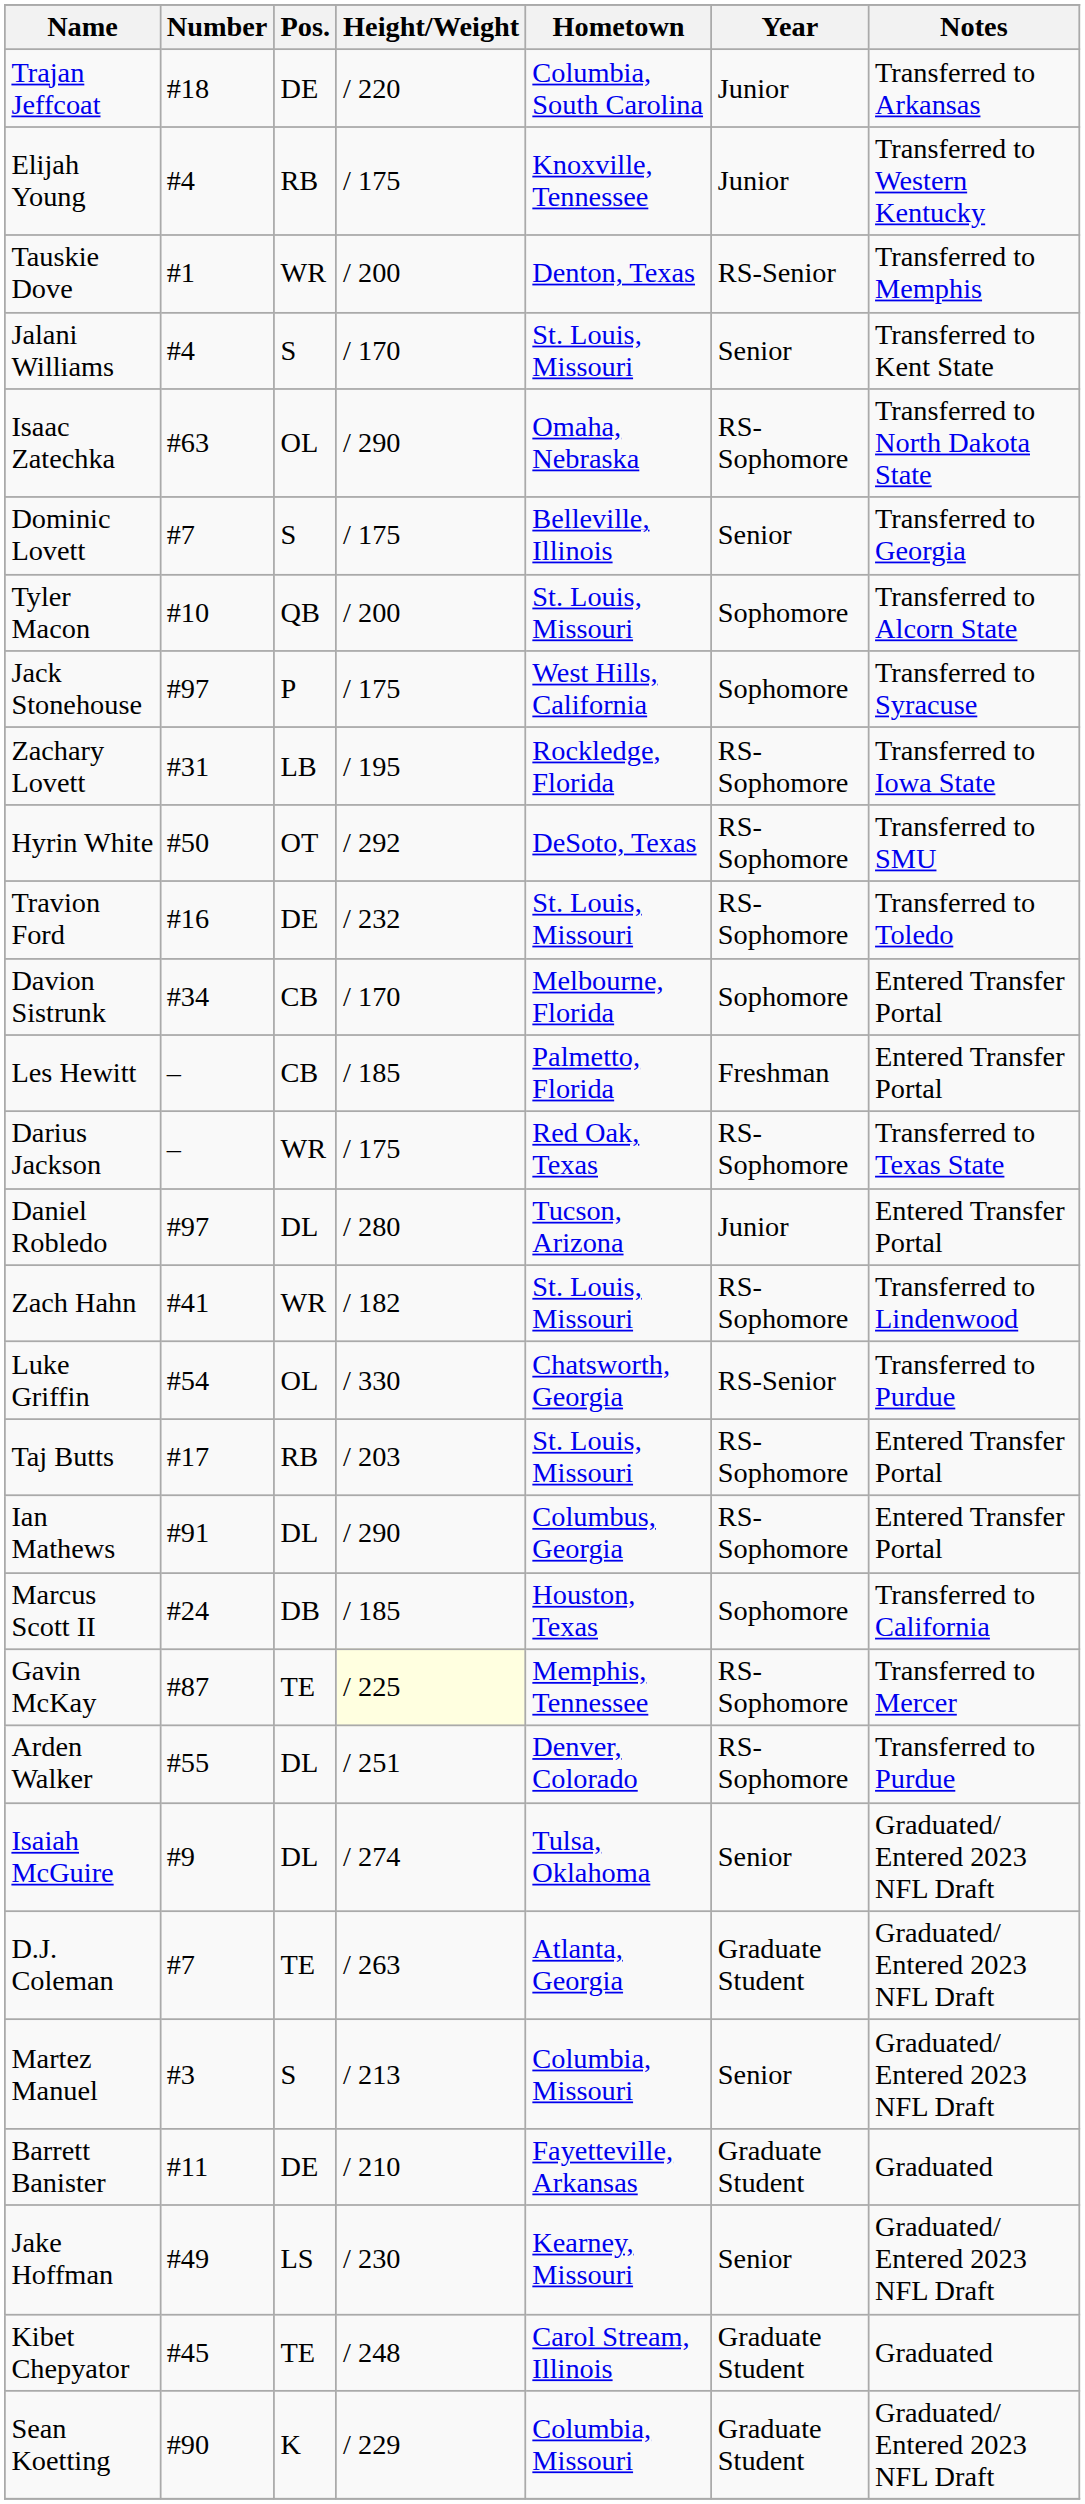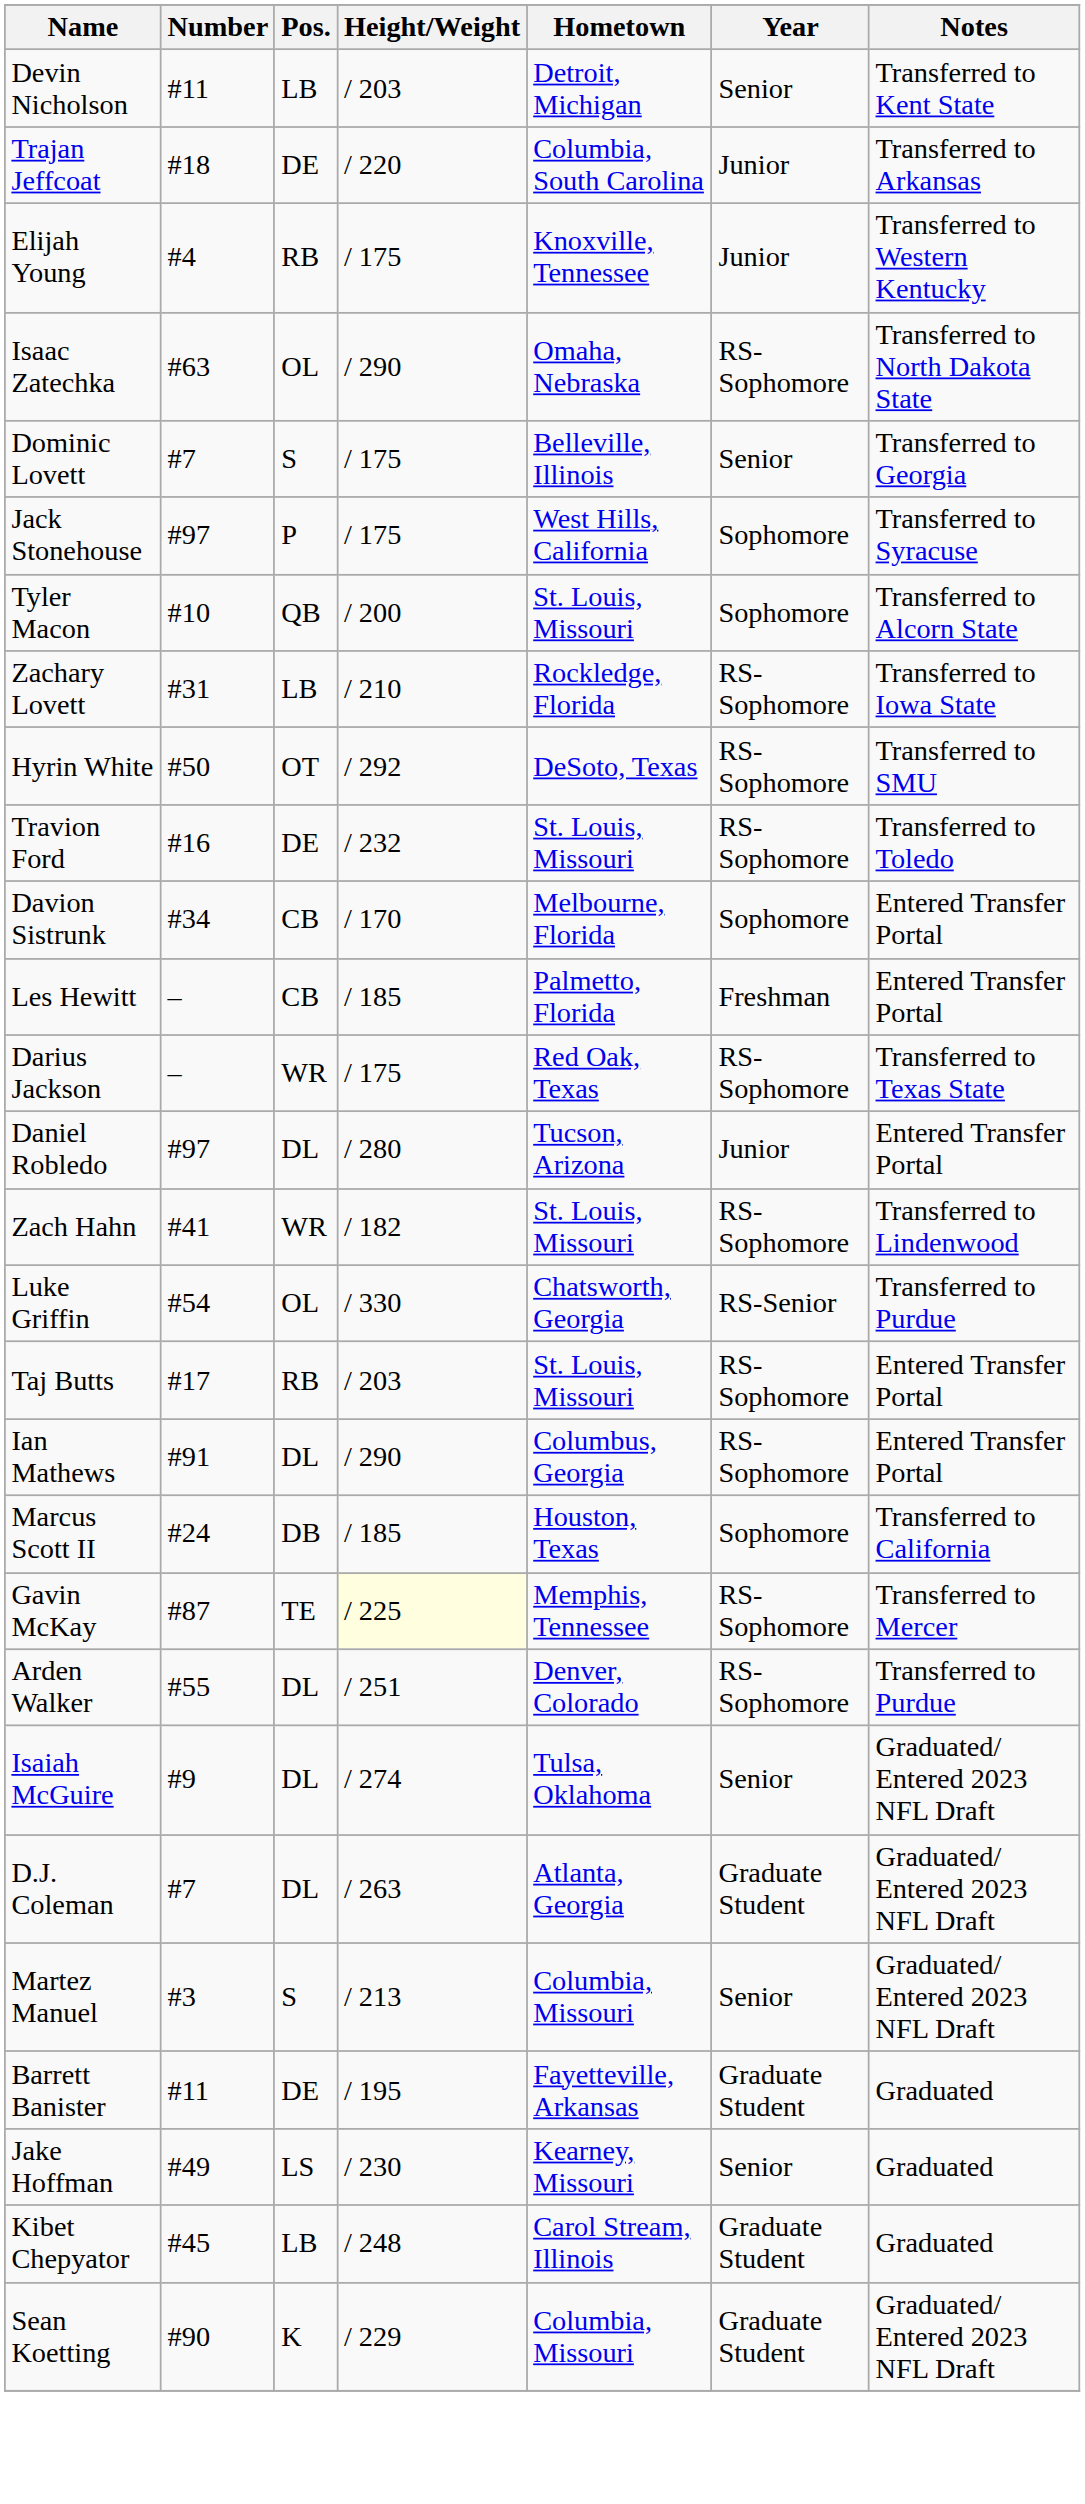+ row: (70, 87)
- row: (55, 273)
- row: (63, 349)
rows swapped: (51, 612) <-> (77, 688)
(372, 765) / 195 -> (373, 688) / 210
(298, 1965) TE -> (300, 1888) DL
(372, 2166) / 210 -> (373, 2089) / 195
(951, 2259) Graduated/ Entered 2023 NFL Draft -> (935, 2166) Graduated
(298, 2351) TE -> (299, 2243) LB
